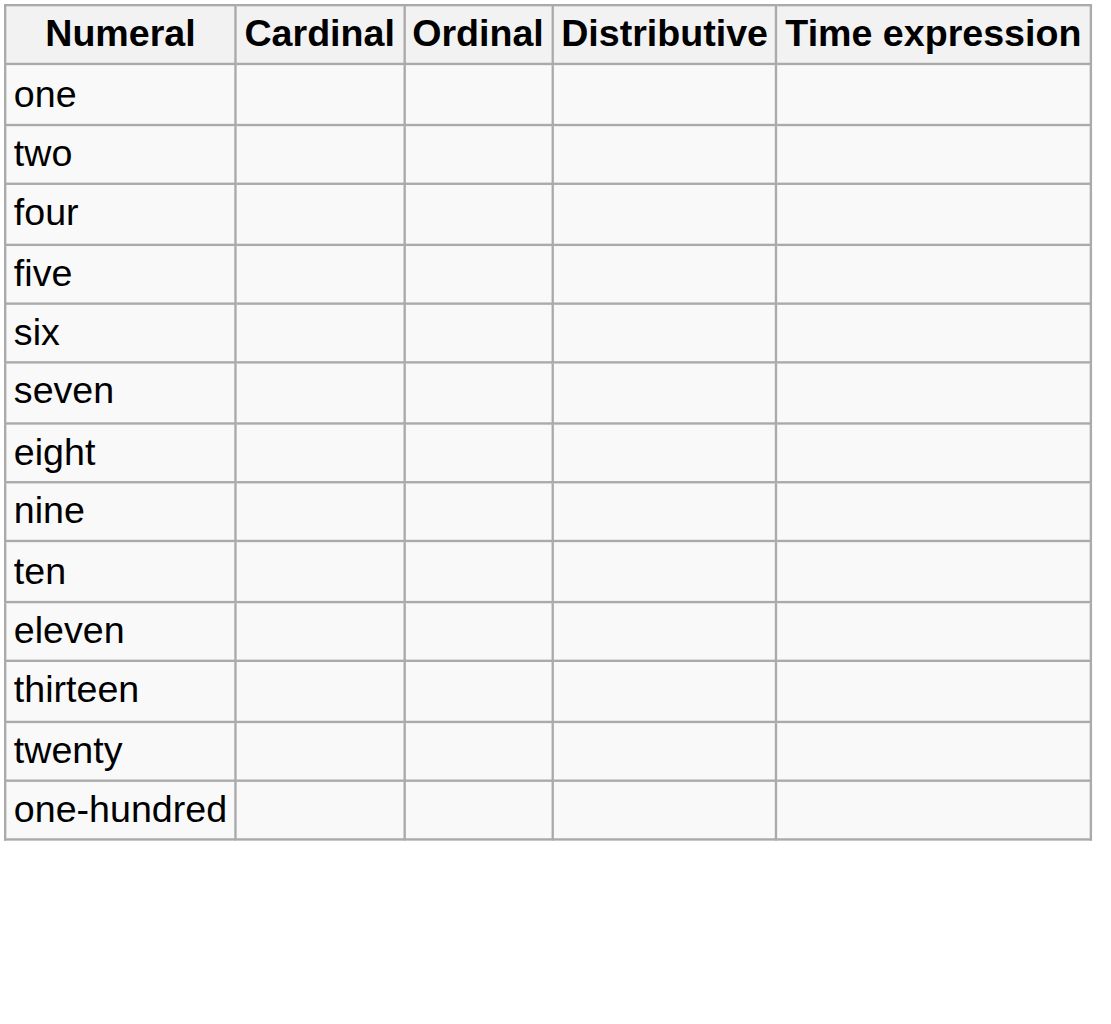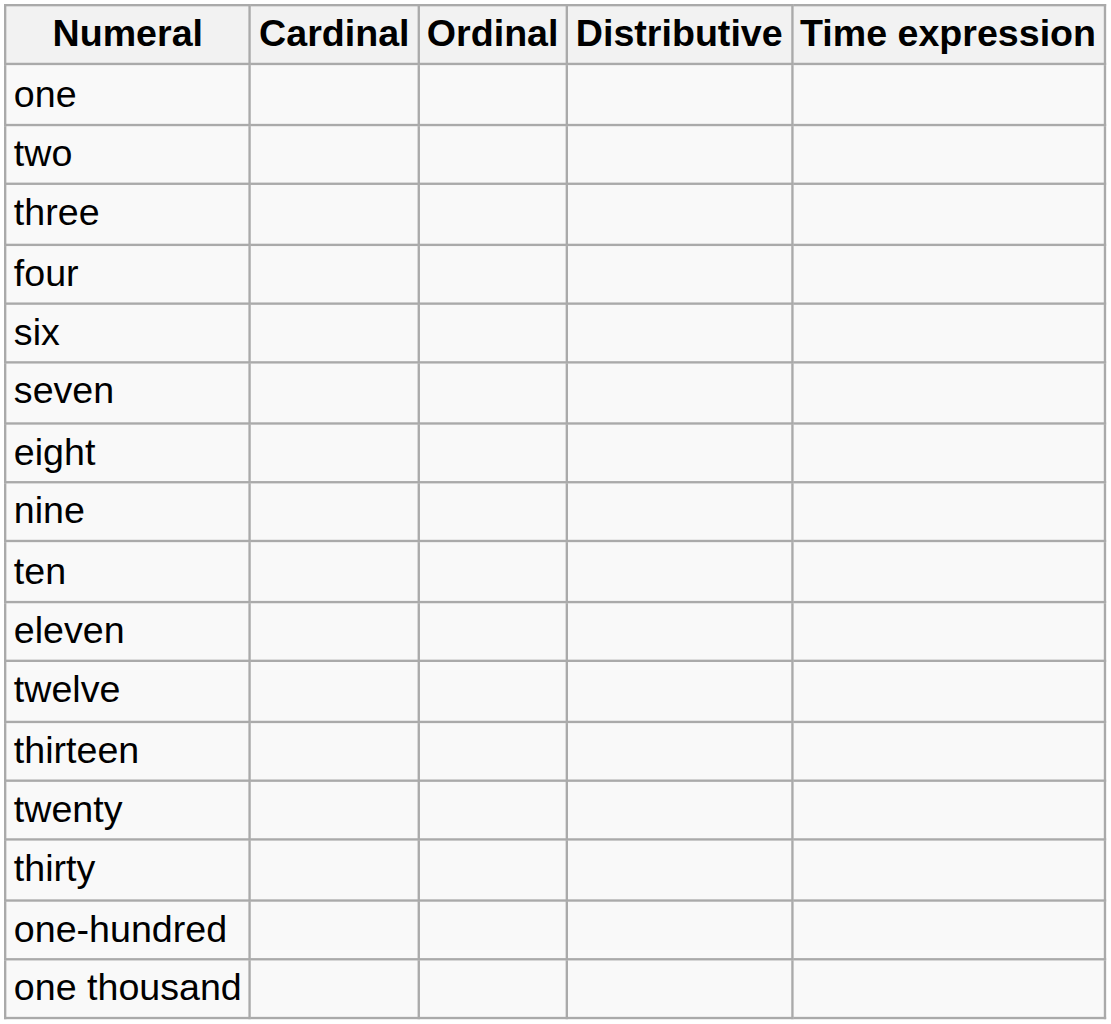+ row: (57, 213)
- row: (43, 272)
+ row: (67, 690)
+ row: (55, 869)
+ row: (128, 988)
